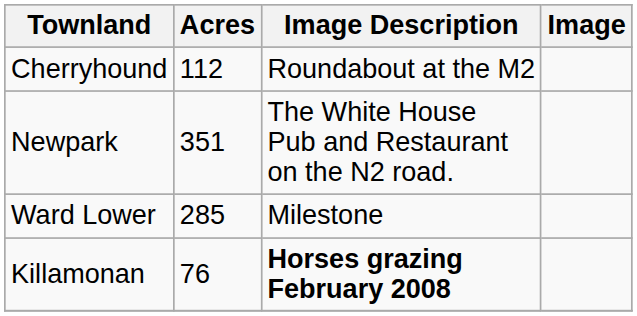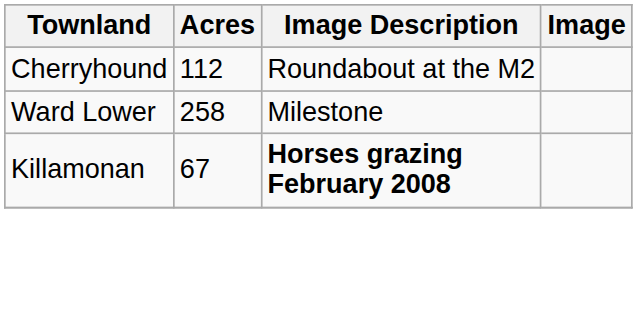- row: (64, 142)
(202, 215) 285 -> (202, 111) 258
(195, 273) 76 -> (195, 169) 67
